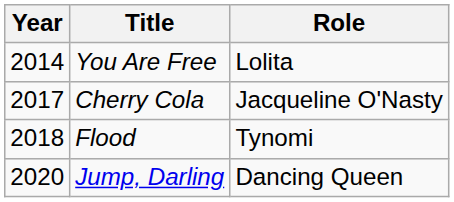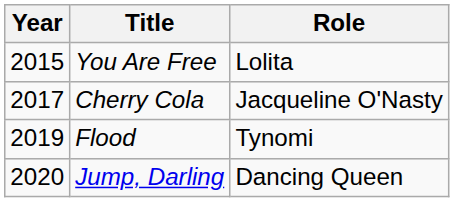(37, 61) 2014 -> (37, 61) 2015
(37, 138) 2018 -> (37, 138) 2019
